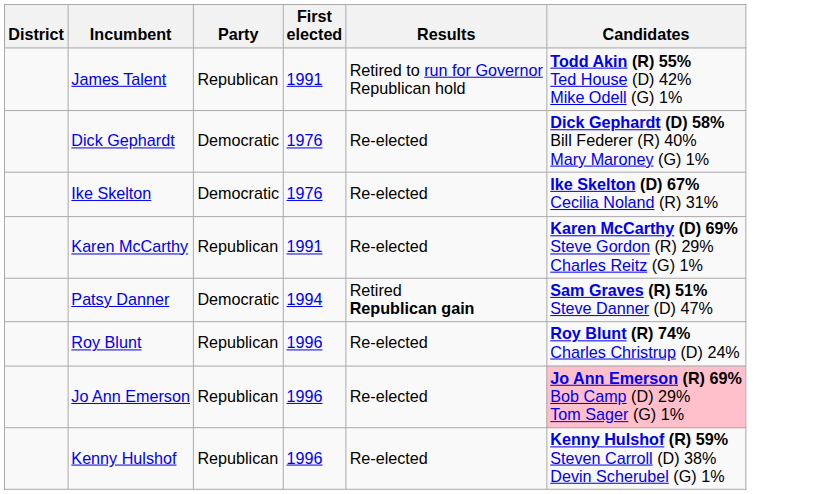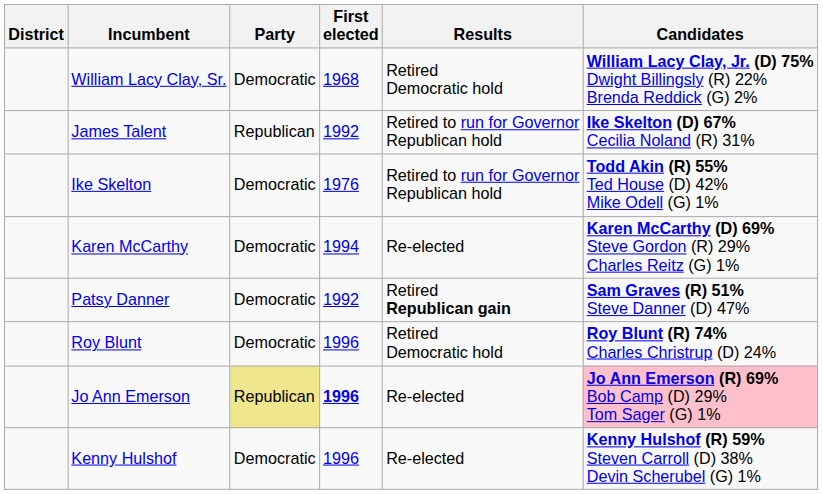+ row: (149, 79)
(305, 79) 1991 -> (341, 132) 1992
(621, 79) Todd Akin (R) 55% Ted House (D) 42% Mike Odell (G) 1% -> (671, 132) Ike Skelton (D) 67% Cecilia Noland (R) 31%
- row: (123, 141)
(389, 194) Re-elected -> (483, 185) Retired to run for Governor Republican hold
(634, 194) Ike Skelton (D) 67% Cecilia Noland (R) 31% -> (657, 185) Todd Akin (R) 55% Ted House (D) 42% Mike Odell (G) 1%
(238, 247) Republican -> (275, 247) Democratic
(305, 247) 1991 -> (341, 247) 1994
(305, 299) 1994 -> (341, 299) 1992
(238, 343) Republican -> (275, 343) Democratic
(389, 343) Re-elected -> (445, 343) Retired Democratic hold
(238, 396) no background -> (274, 396) khaki background
(305, 396) normal -> (341, 396) bold
(238, 458) Republican -> (275, 458) Democratic
